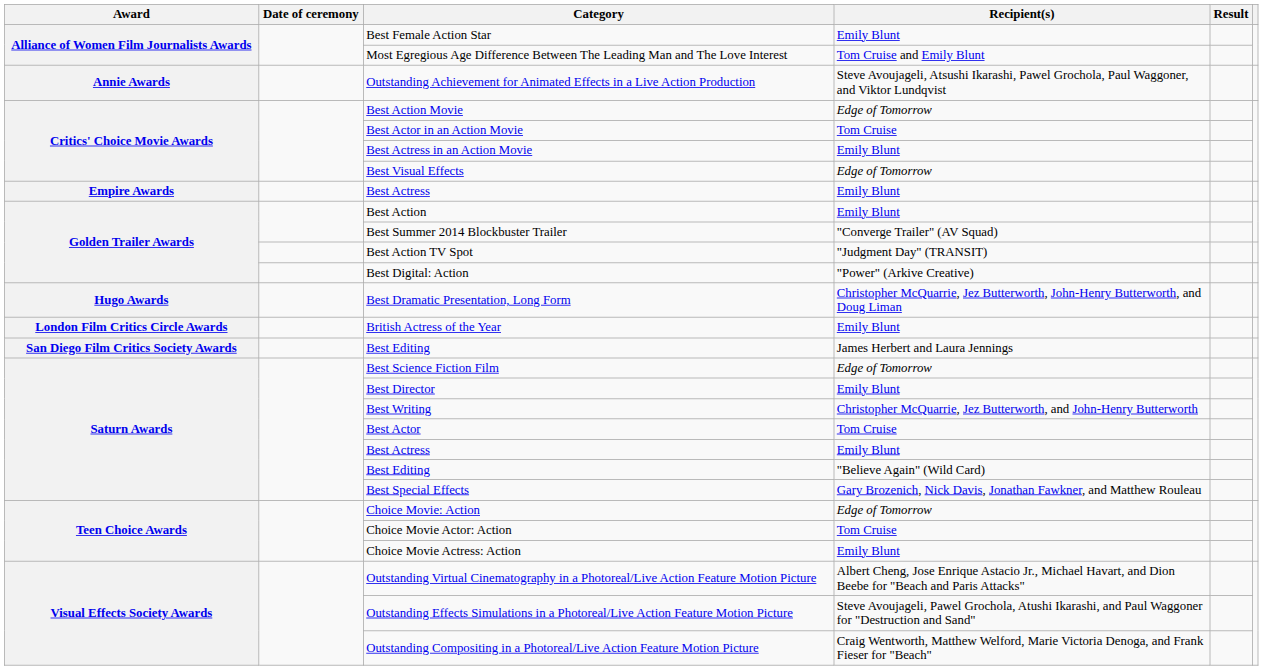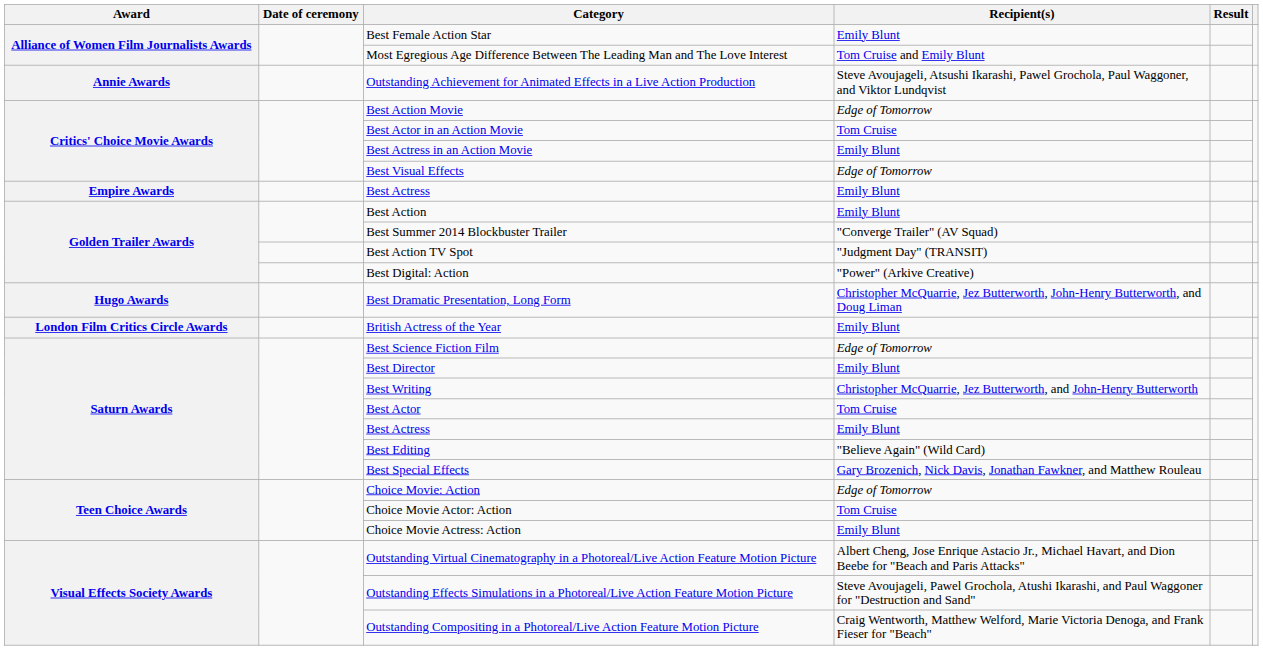- row: (131, 347)
